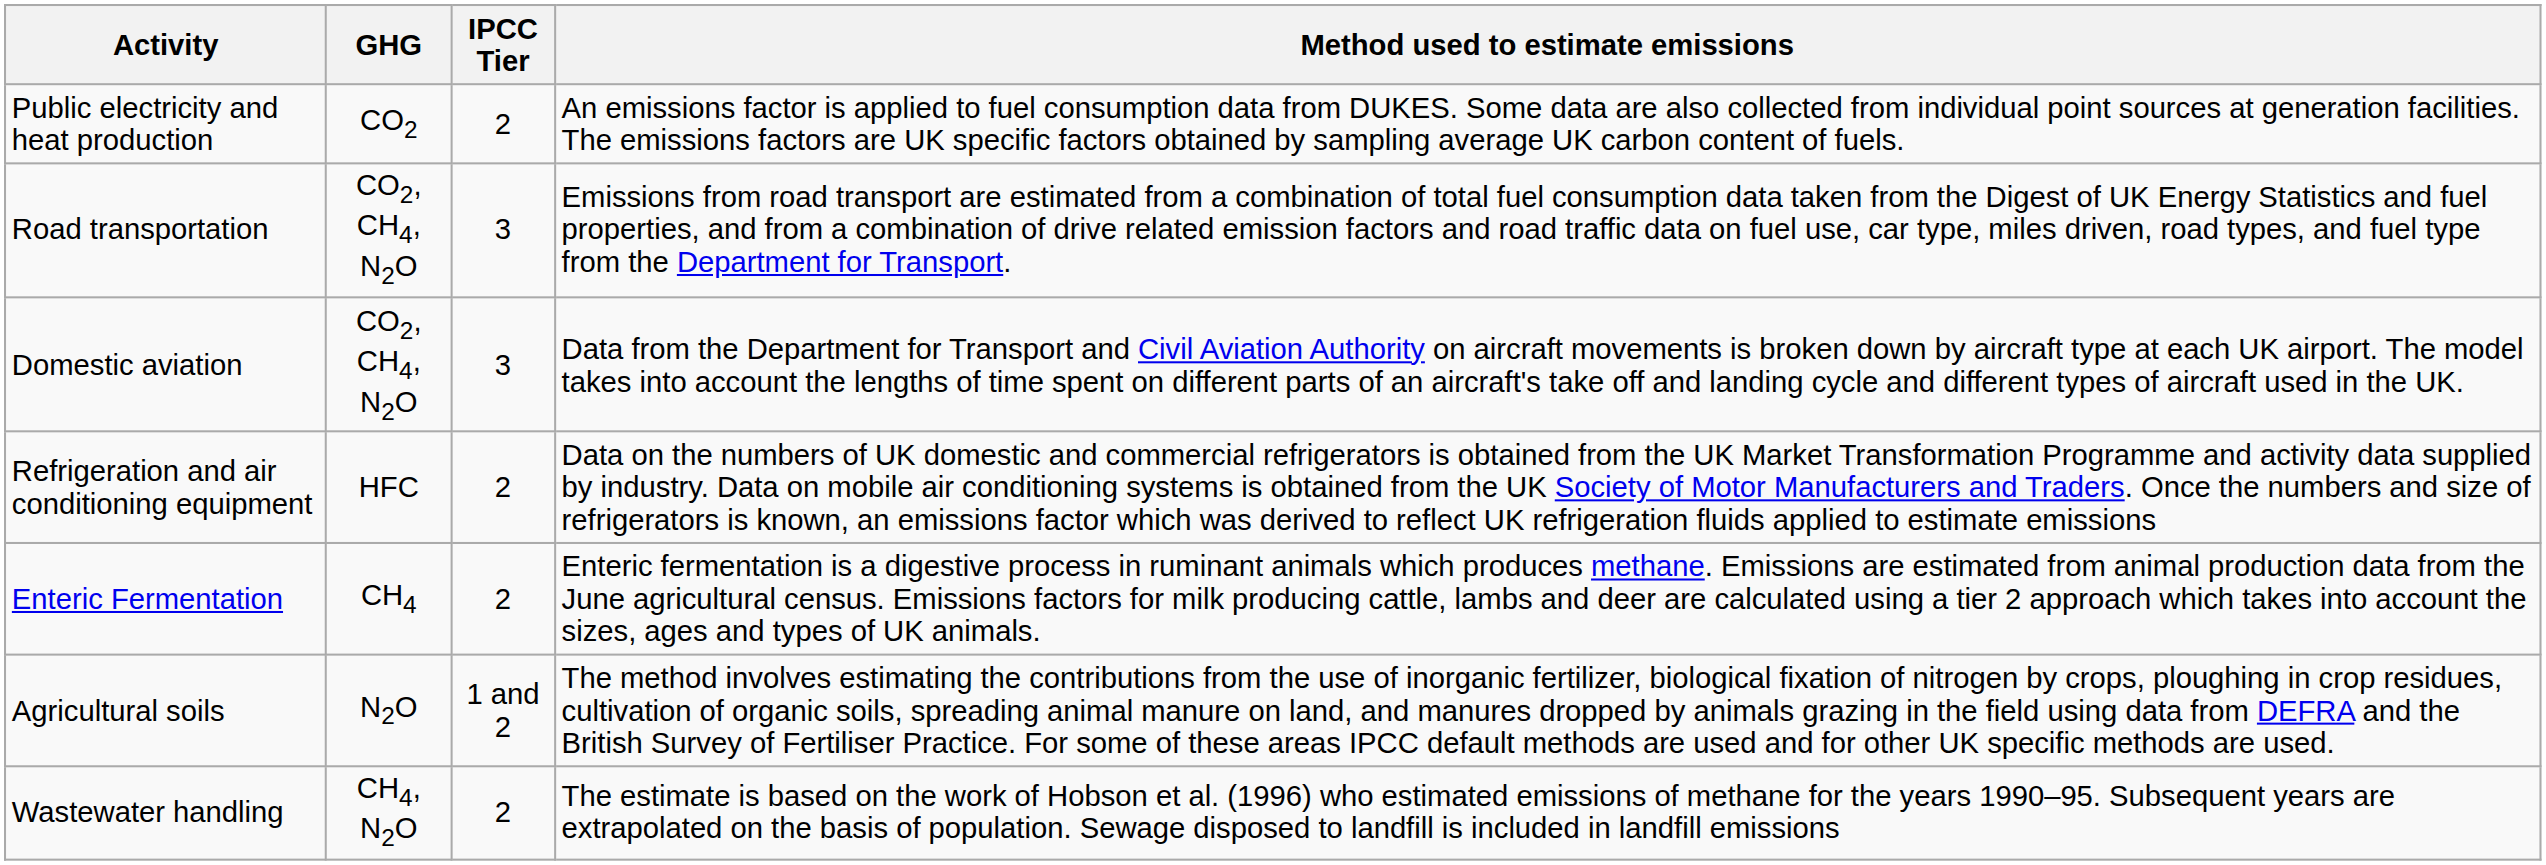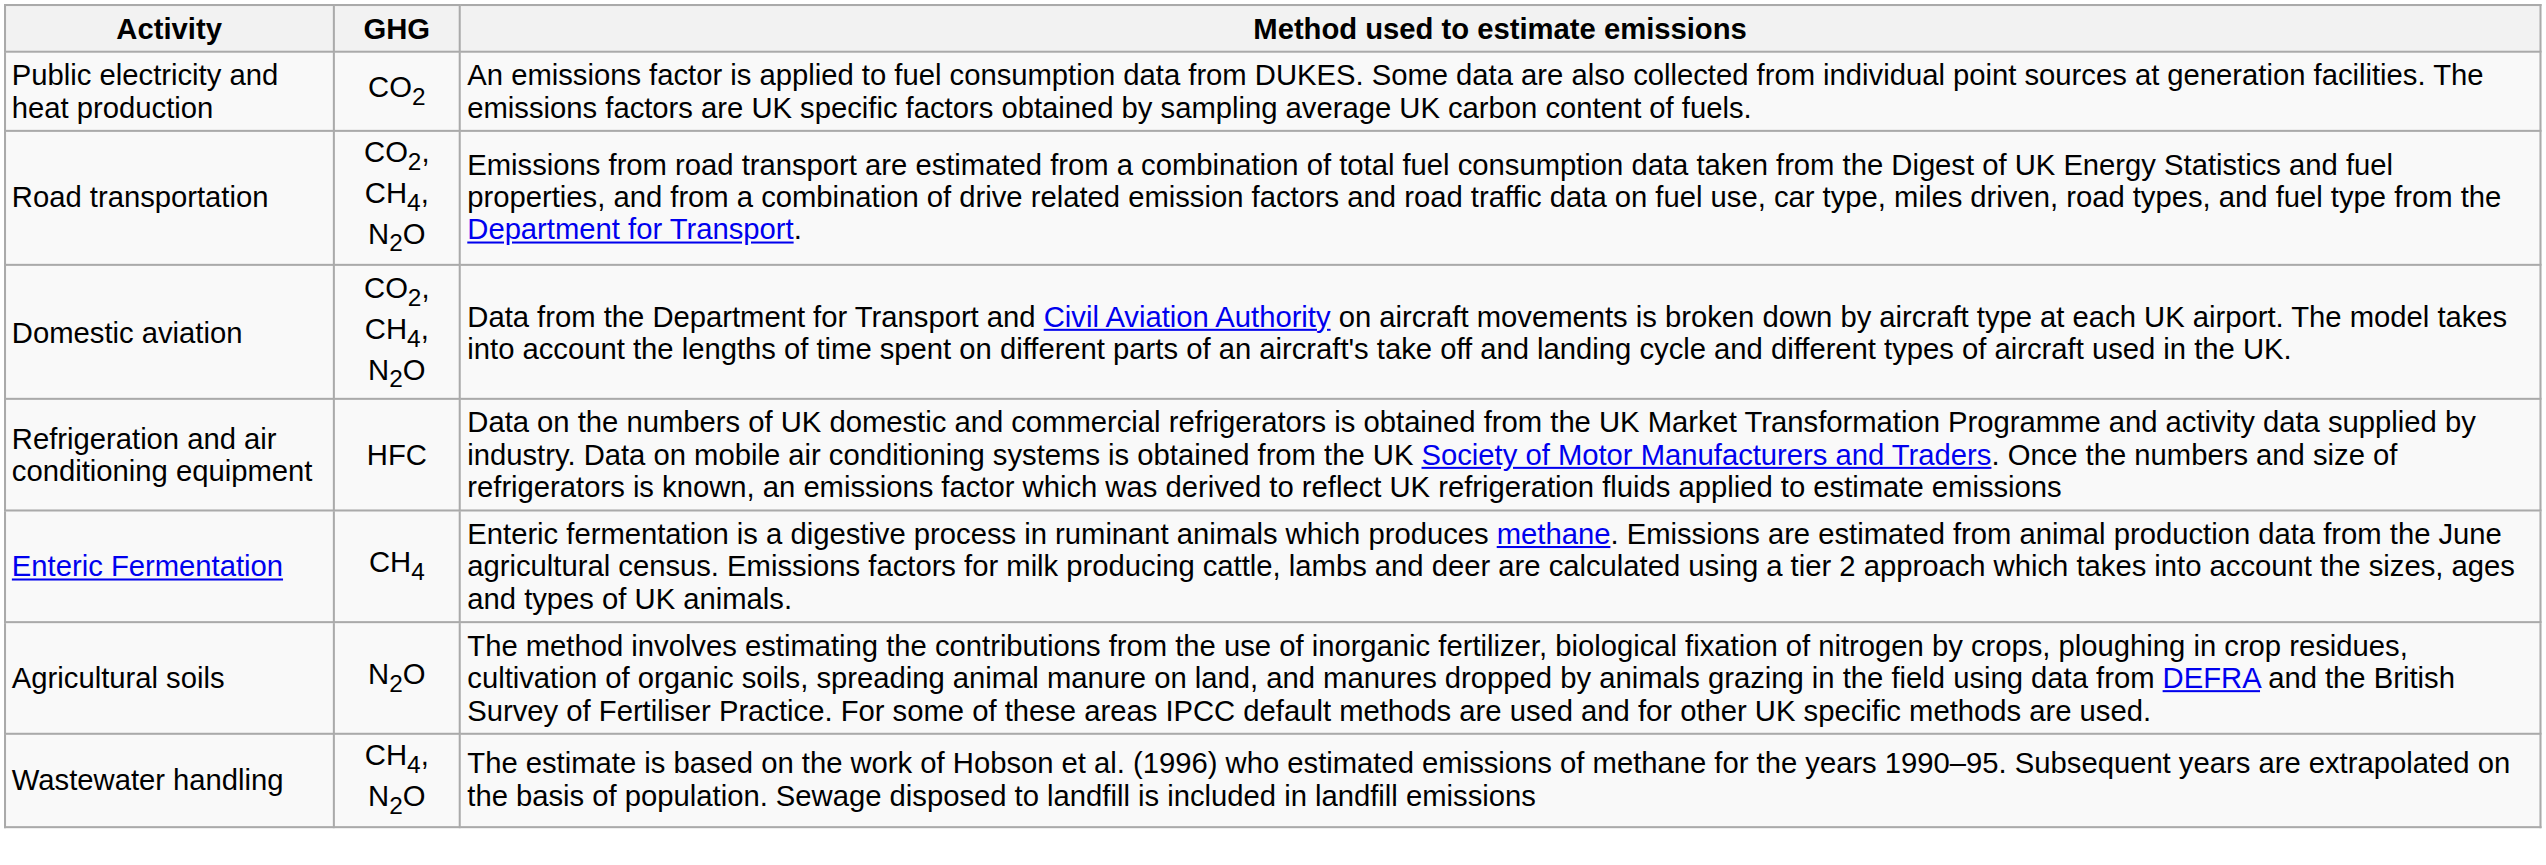- column: (503, 45)
